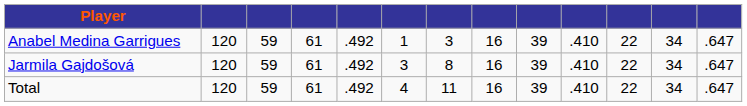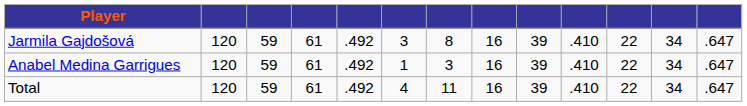rows swapped: (71, 64) <-> (94, 40)
